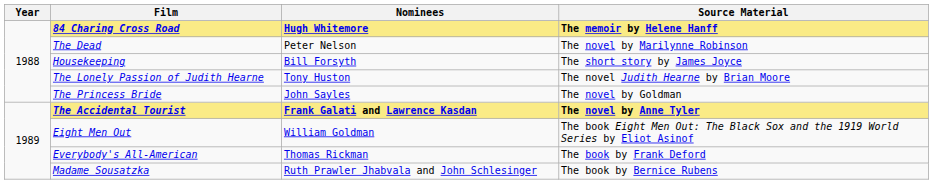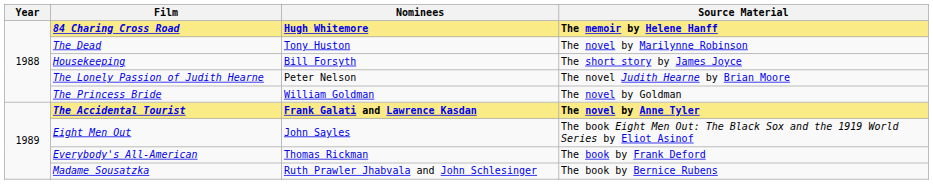(320, 45) Peter Nelson -> (317, 45) Tony Huston
(317, 78) Tony Huston -> (320, 78) Peter Nelson
(317, 94) John Sayles -> (329, 94) William Goldman
(329, 133) William Goldman -> (317, 133) John Sayles
